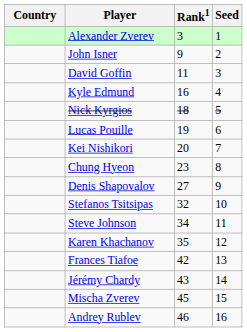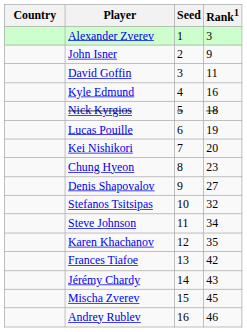columns swapped: (193, 15) <-> (227, 15)
